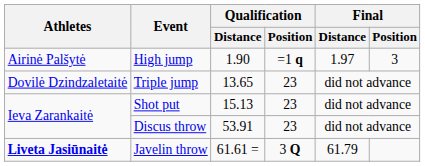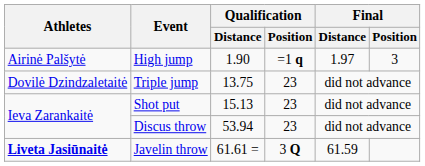(238, 82) 13.65 -> (238, 82) 13.75
(238, 127) 53.91 -> (238, 127) 53.94
(342, 150) 61.79 -> (342, 150) 61.59
